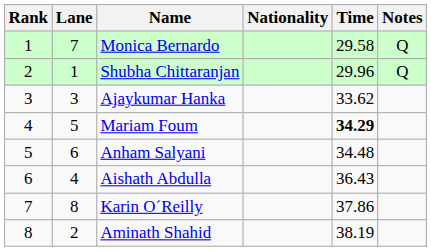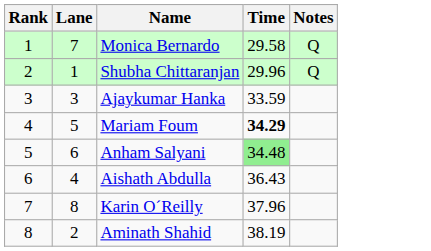- column: (288, 17)
(355, 98) 33.62 -> (266, 98) 33.59
(355, 152) no background -> (266, 152) lightgreen background
(355, 206) 37.86 -> (266, 206) 37.96
